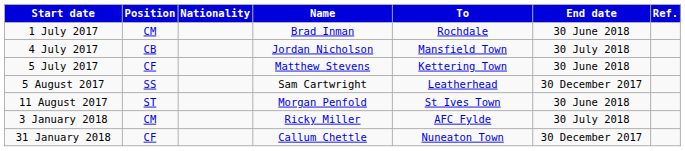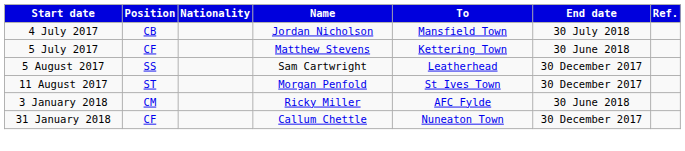- row: (63, 31)
(592, 101) 30 June 2018 -> (592, 84) 30 December 2017
(592, 119) 30 July 2018 -> (592, 101) 30 June 2018
